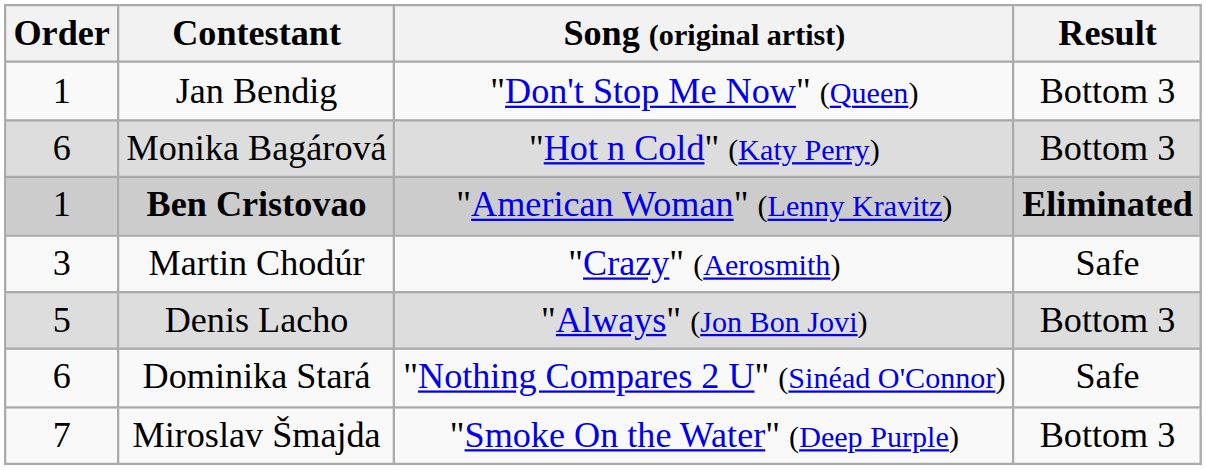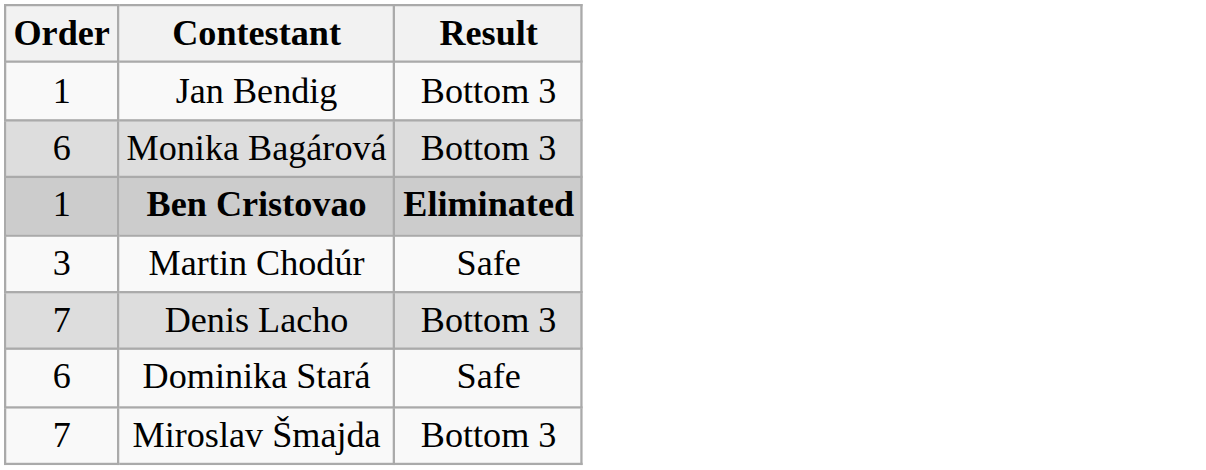- column: (704, 33)
(62, 319) 5 -> (62, 319) 7
